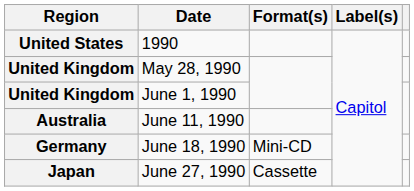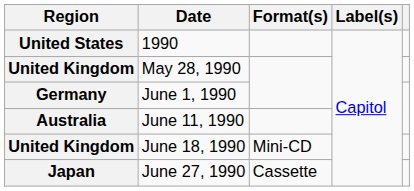(71, 95) United Kingdom -> (71, 95) Germany
(71, 146) Germany -> (71, 146) United Kingdom
